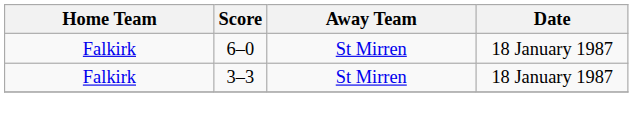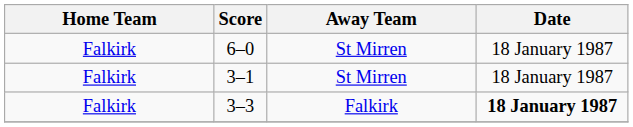+ row: (240, 77)
(371, 77) St Mirren -> (371, 106) Falkirk
(552, 77) normal -> (552, 106) bold
